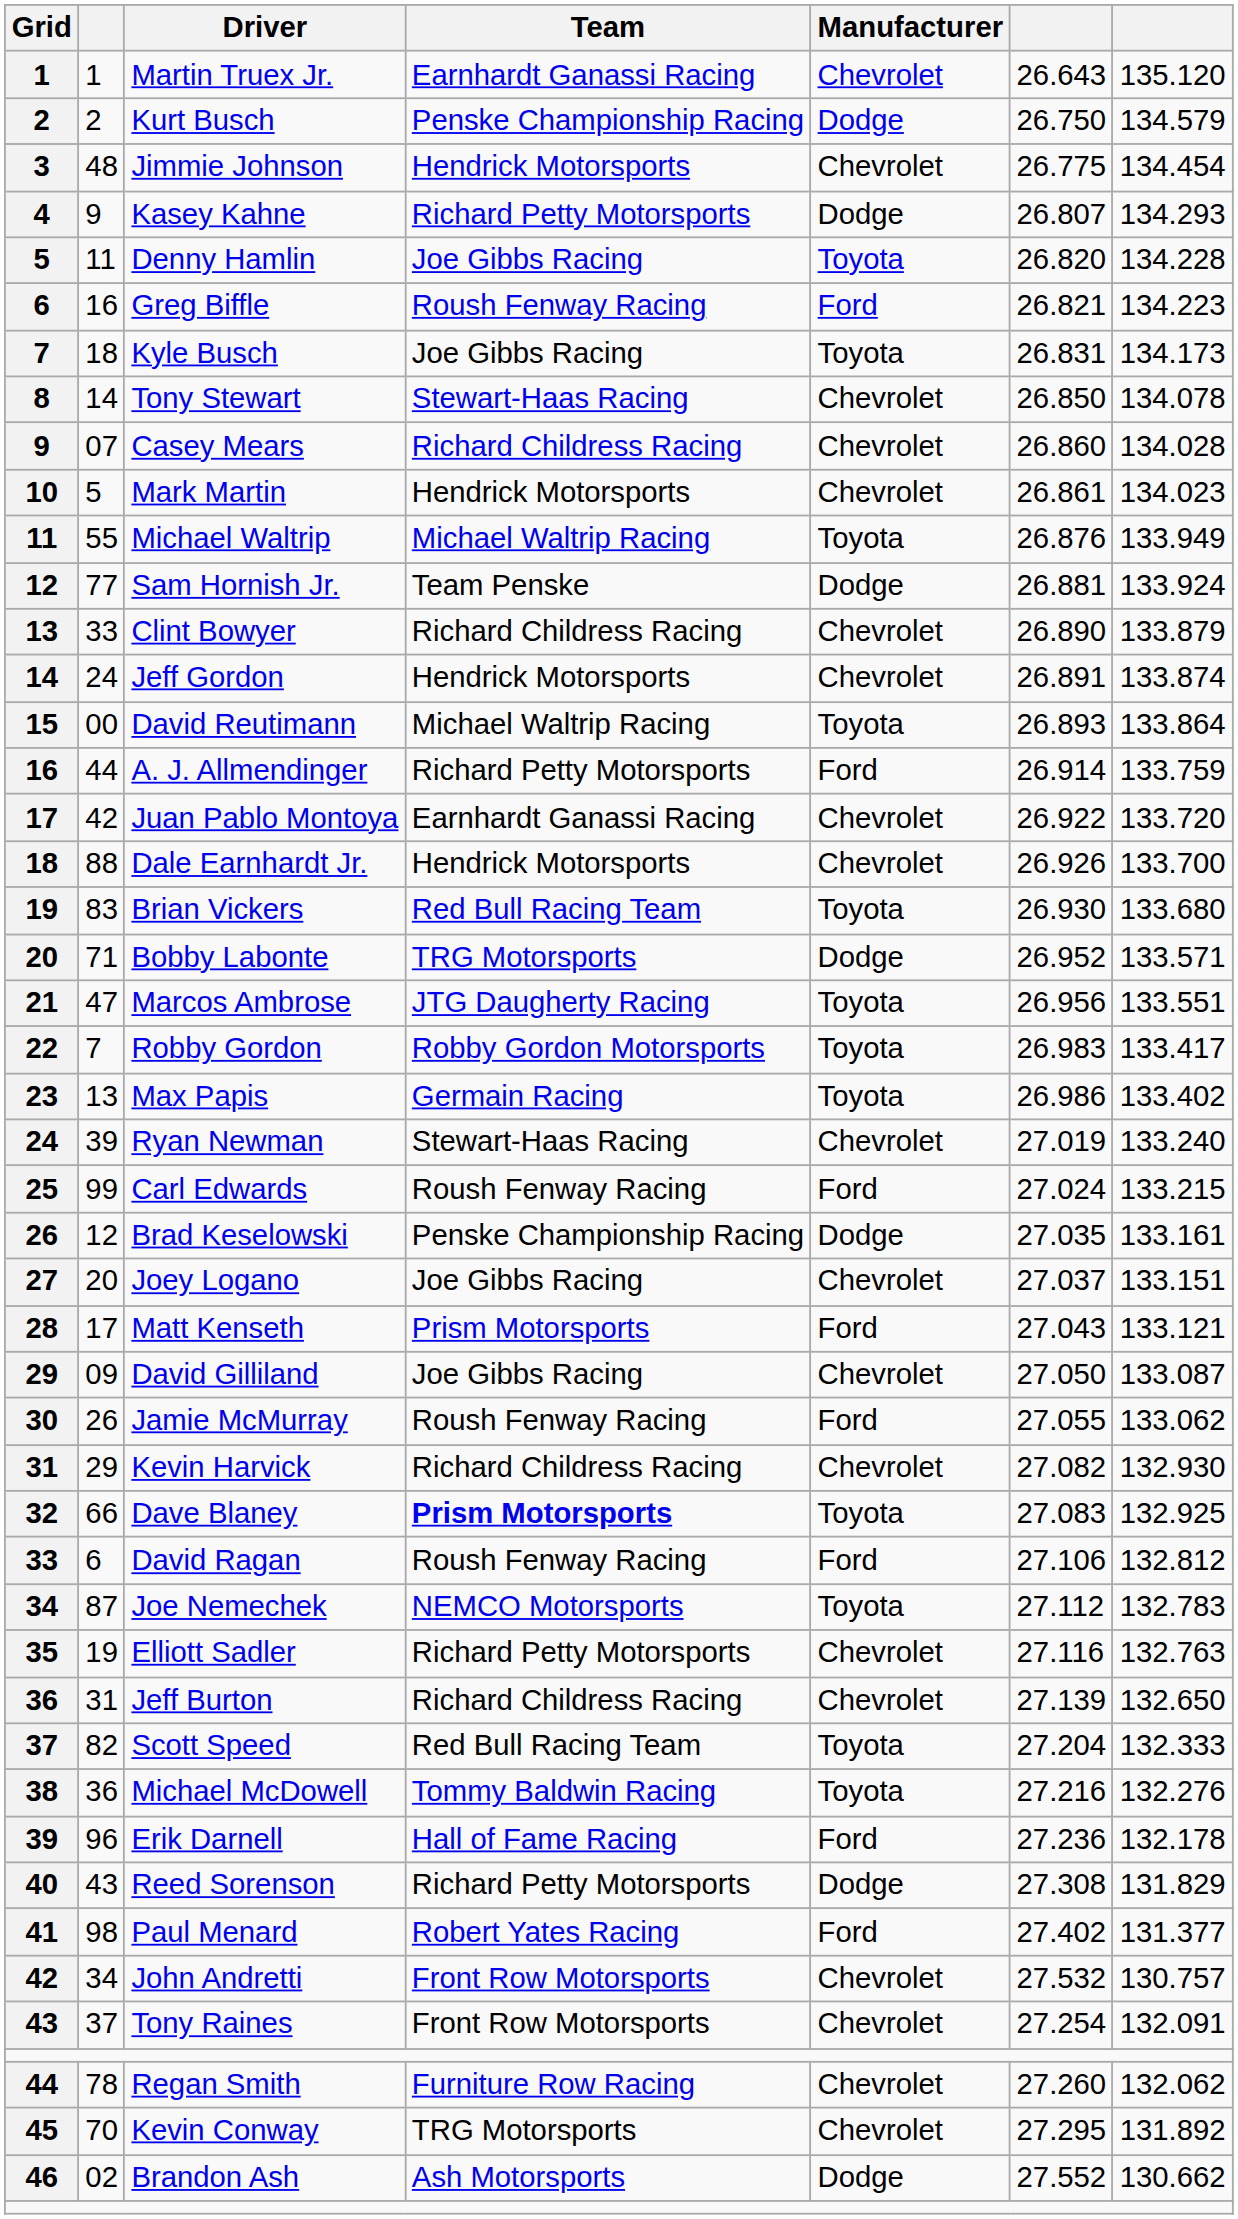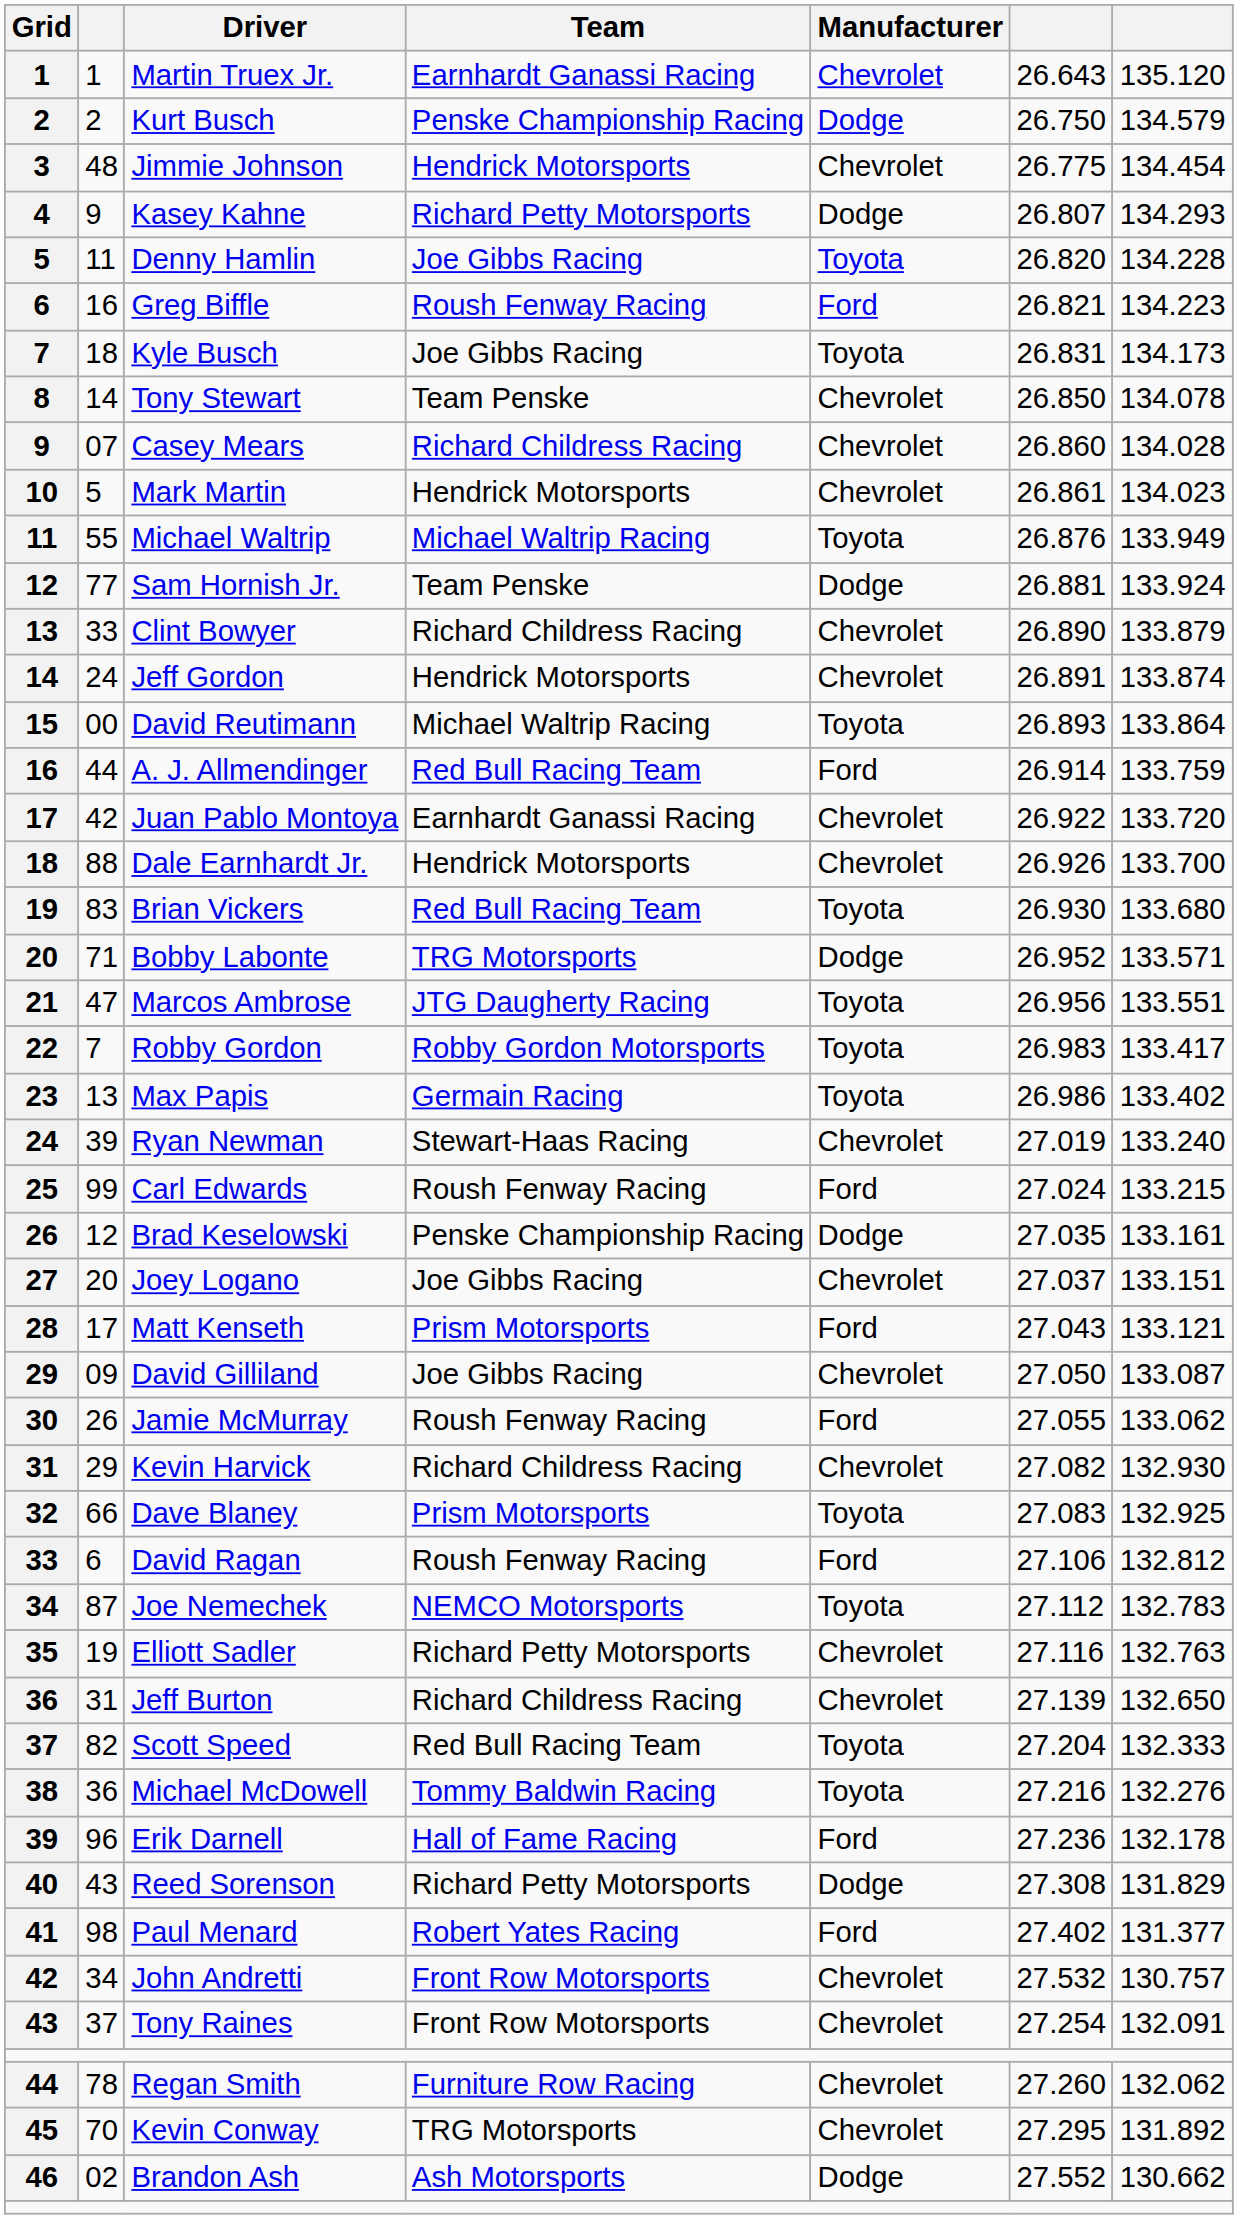(550, 399) Stewart-Haas Racing -> (501, 399) Team Penske
(581, 770) Richard Petty Motorsports -> (556, 770) Red Bull Racing Team
(542, 1513) bold -> (531, 1513) normal
